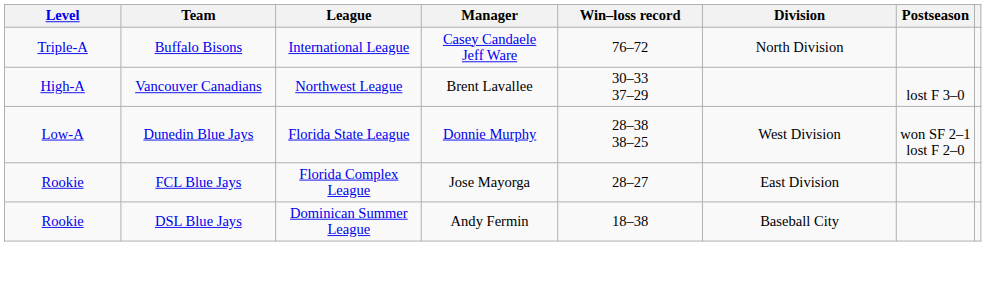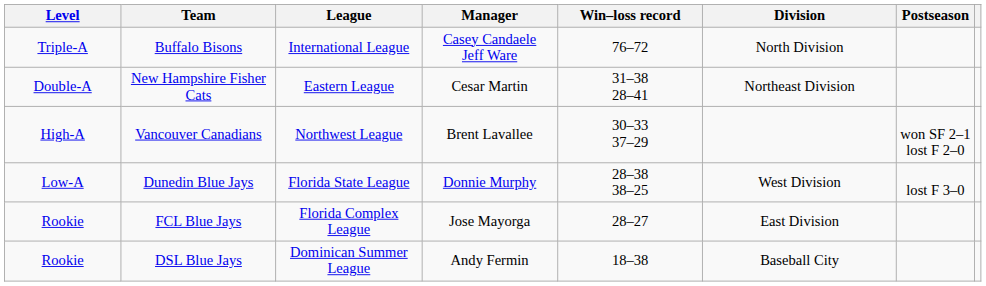+ row: (198, 86)
(935, 94) lost F 3–0 -> (935, 142) won SF 2–1 lost F 2–0
(935, 142) won SF 2–1 lost F 2–0 -> (935, 190) lost F 3–0
